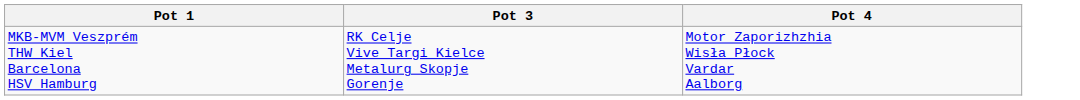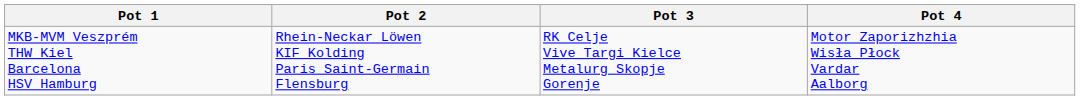+ column: (406, 16)
